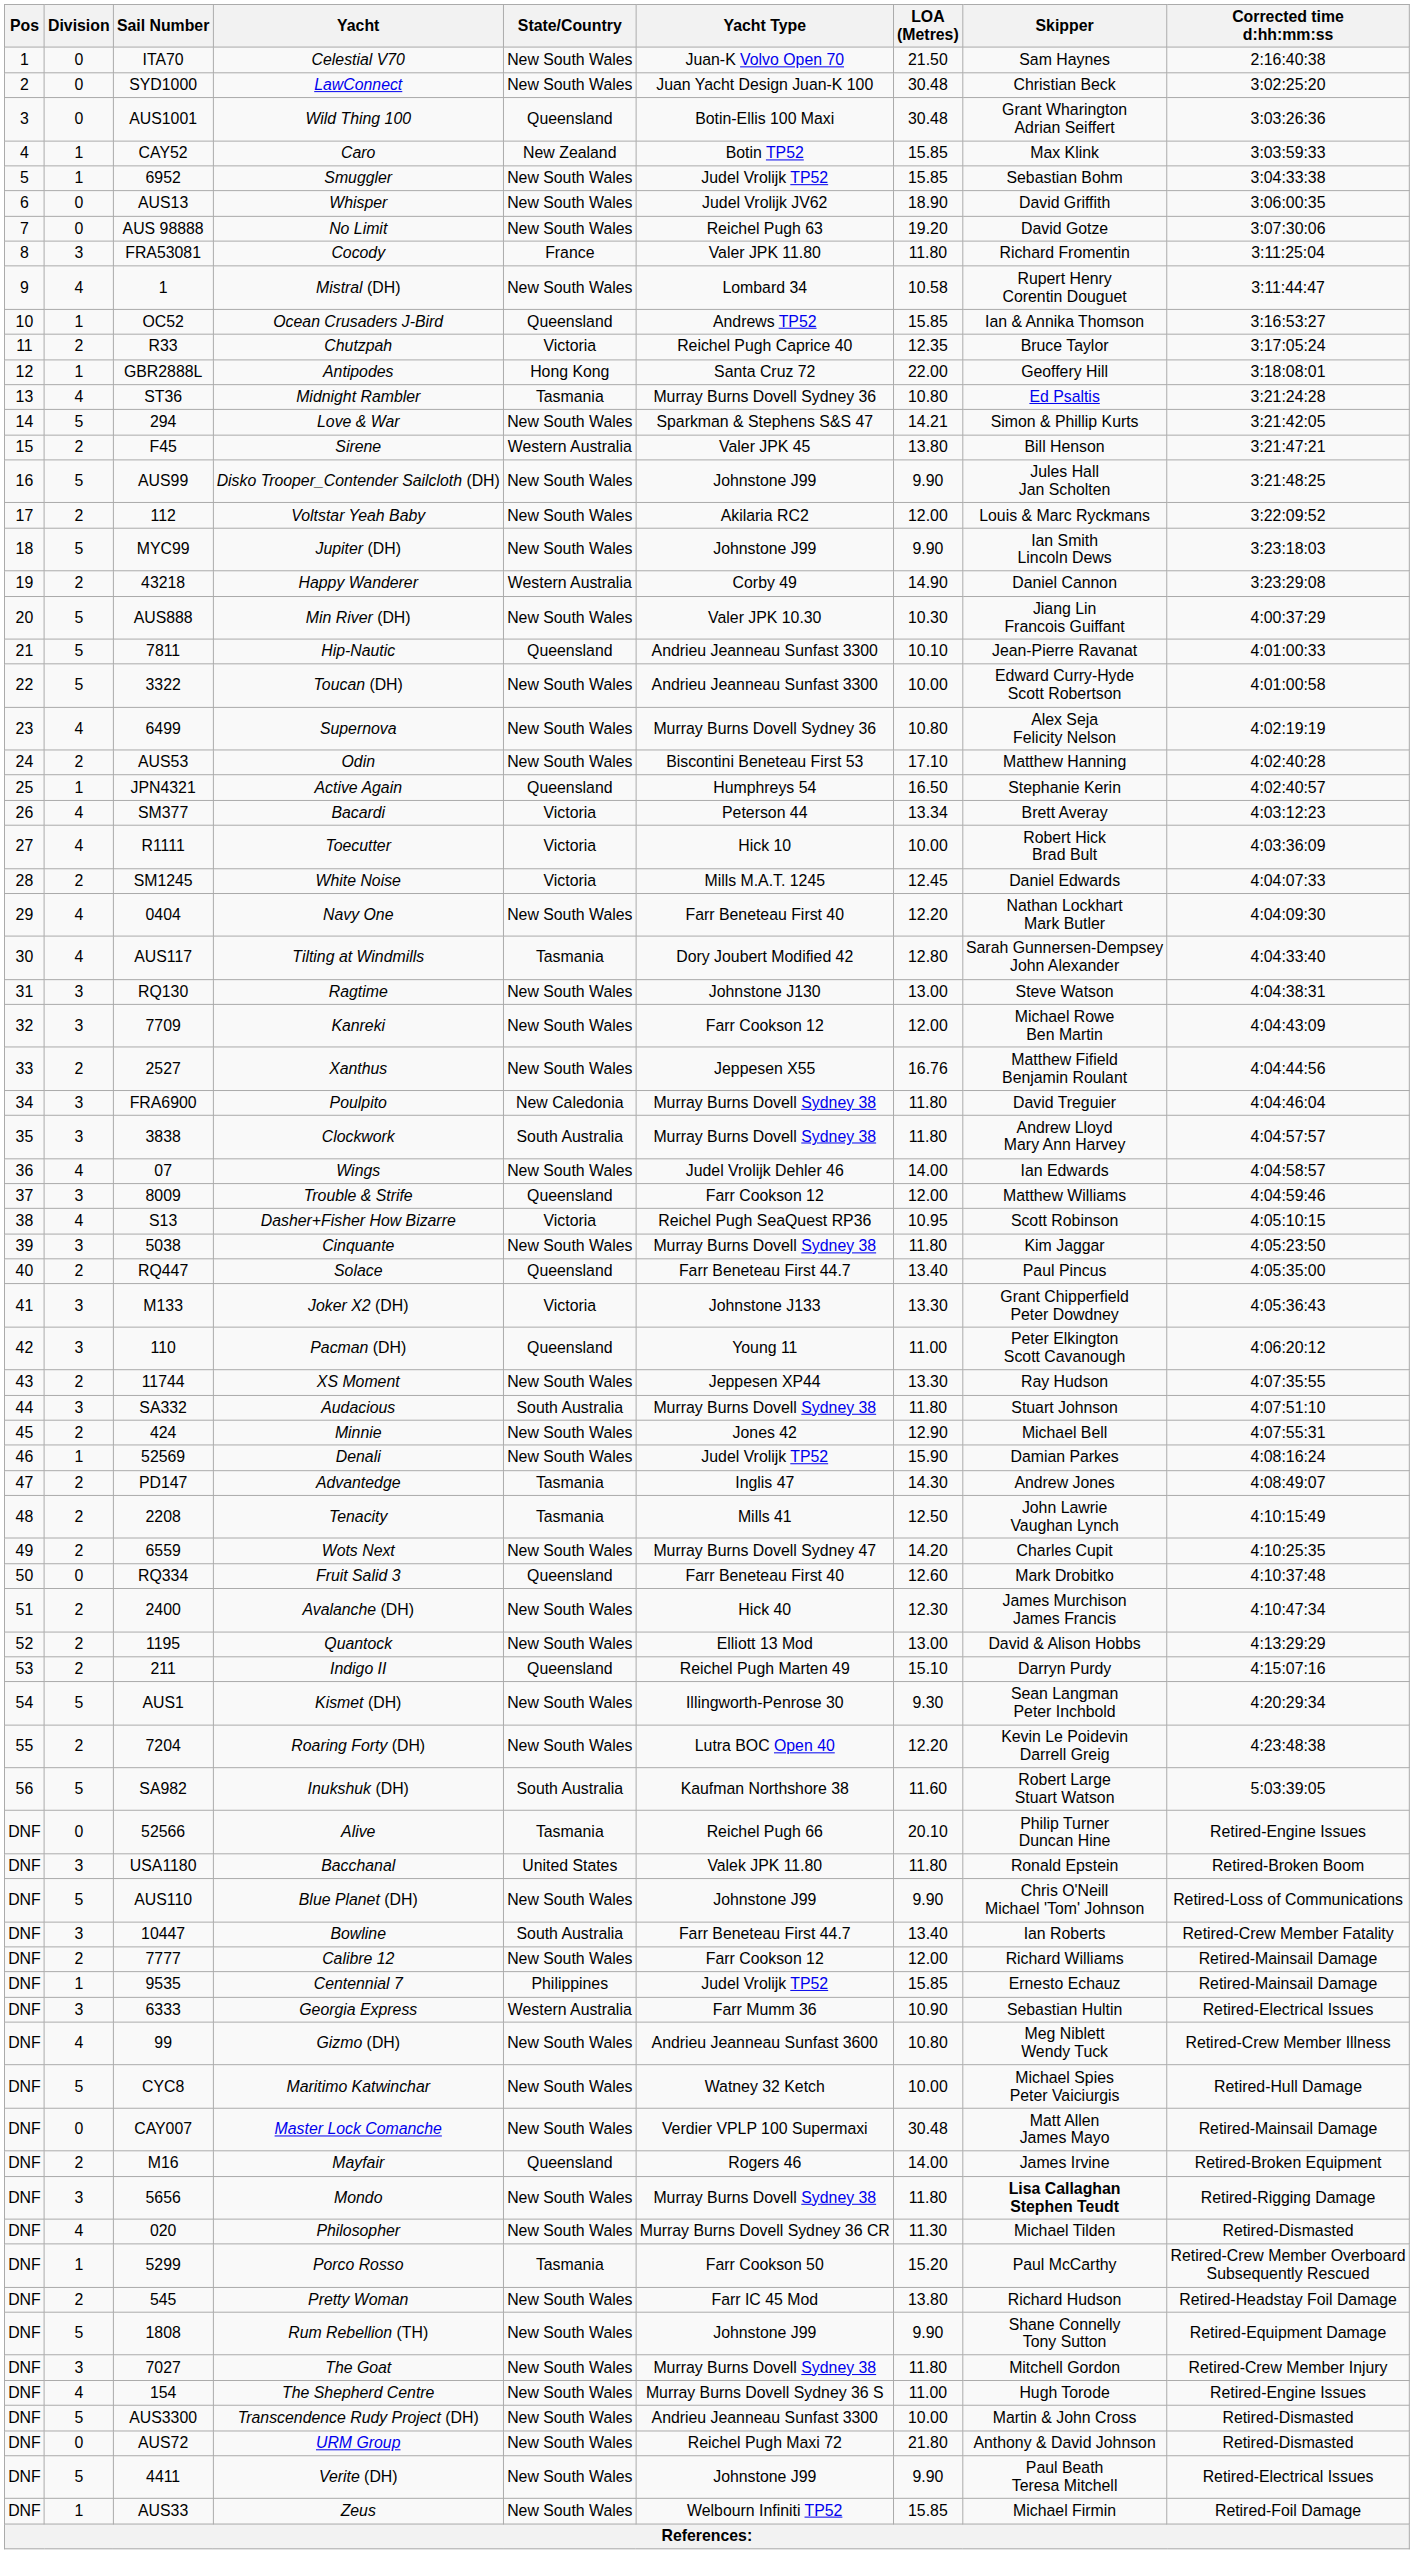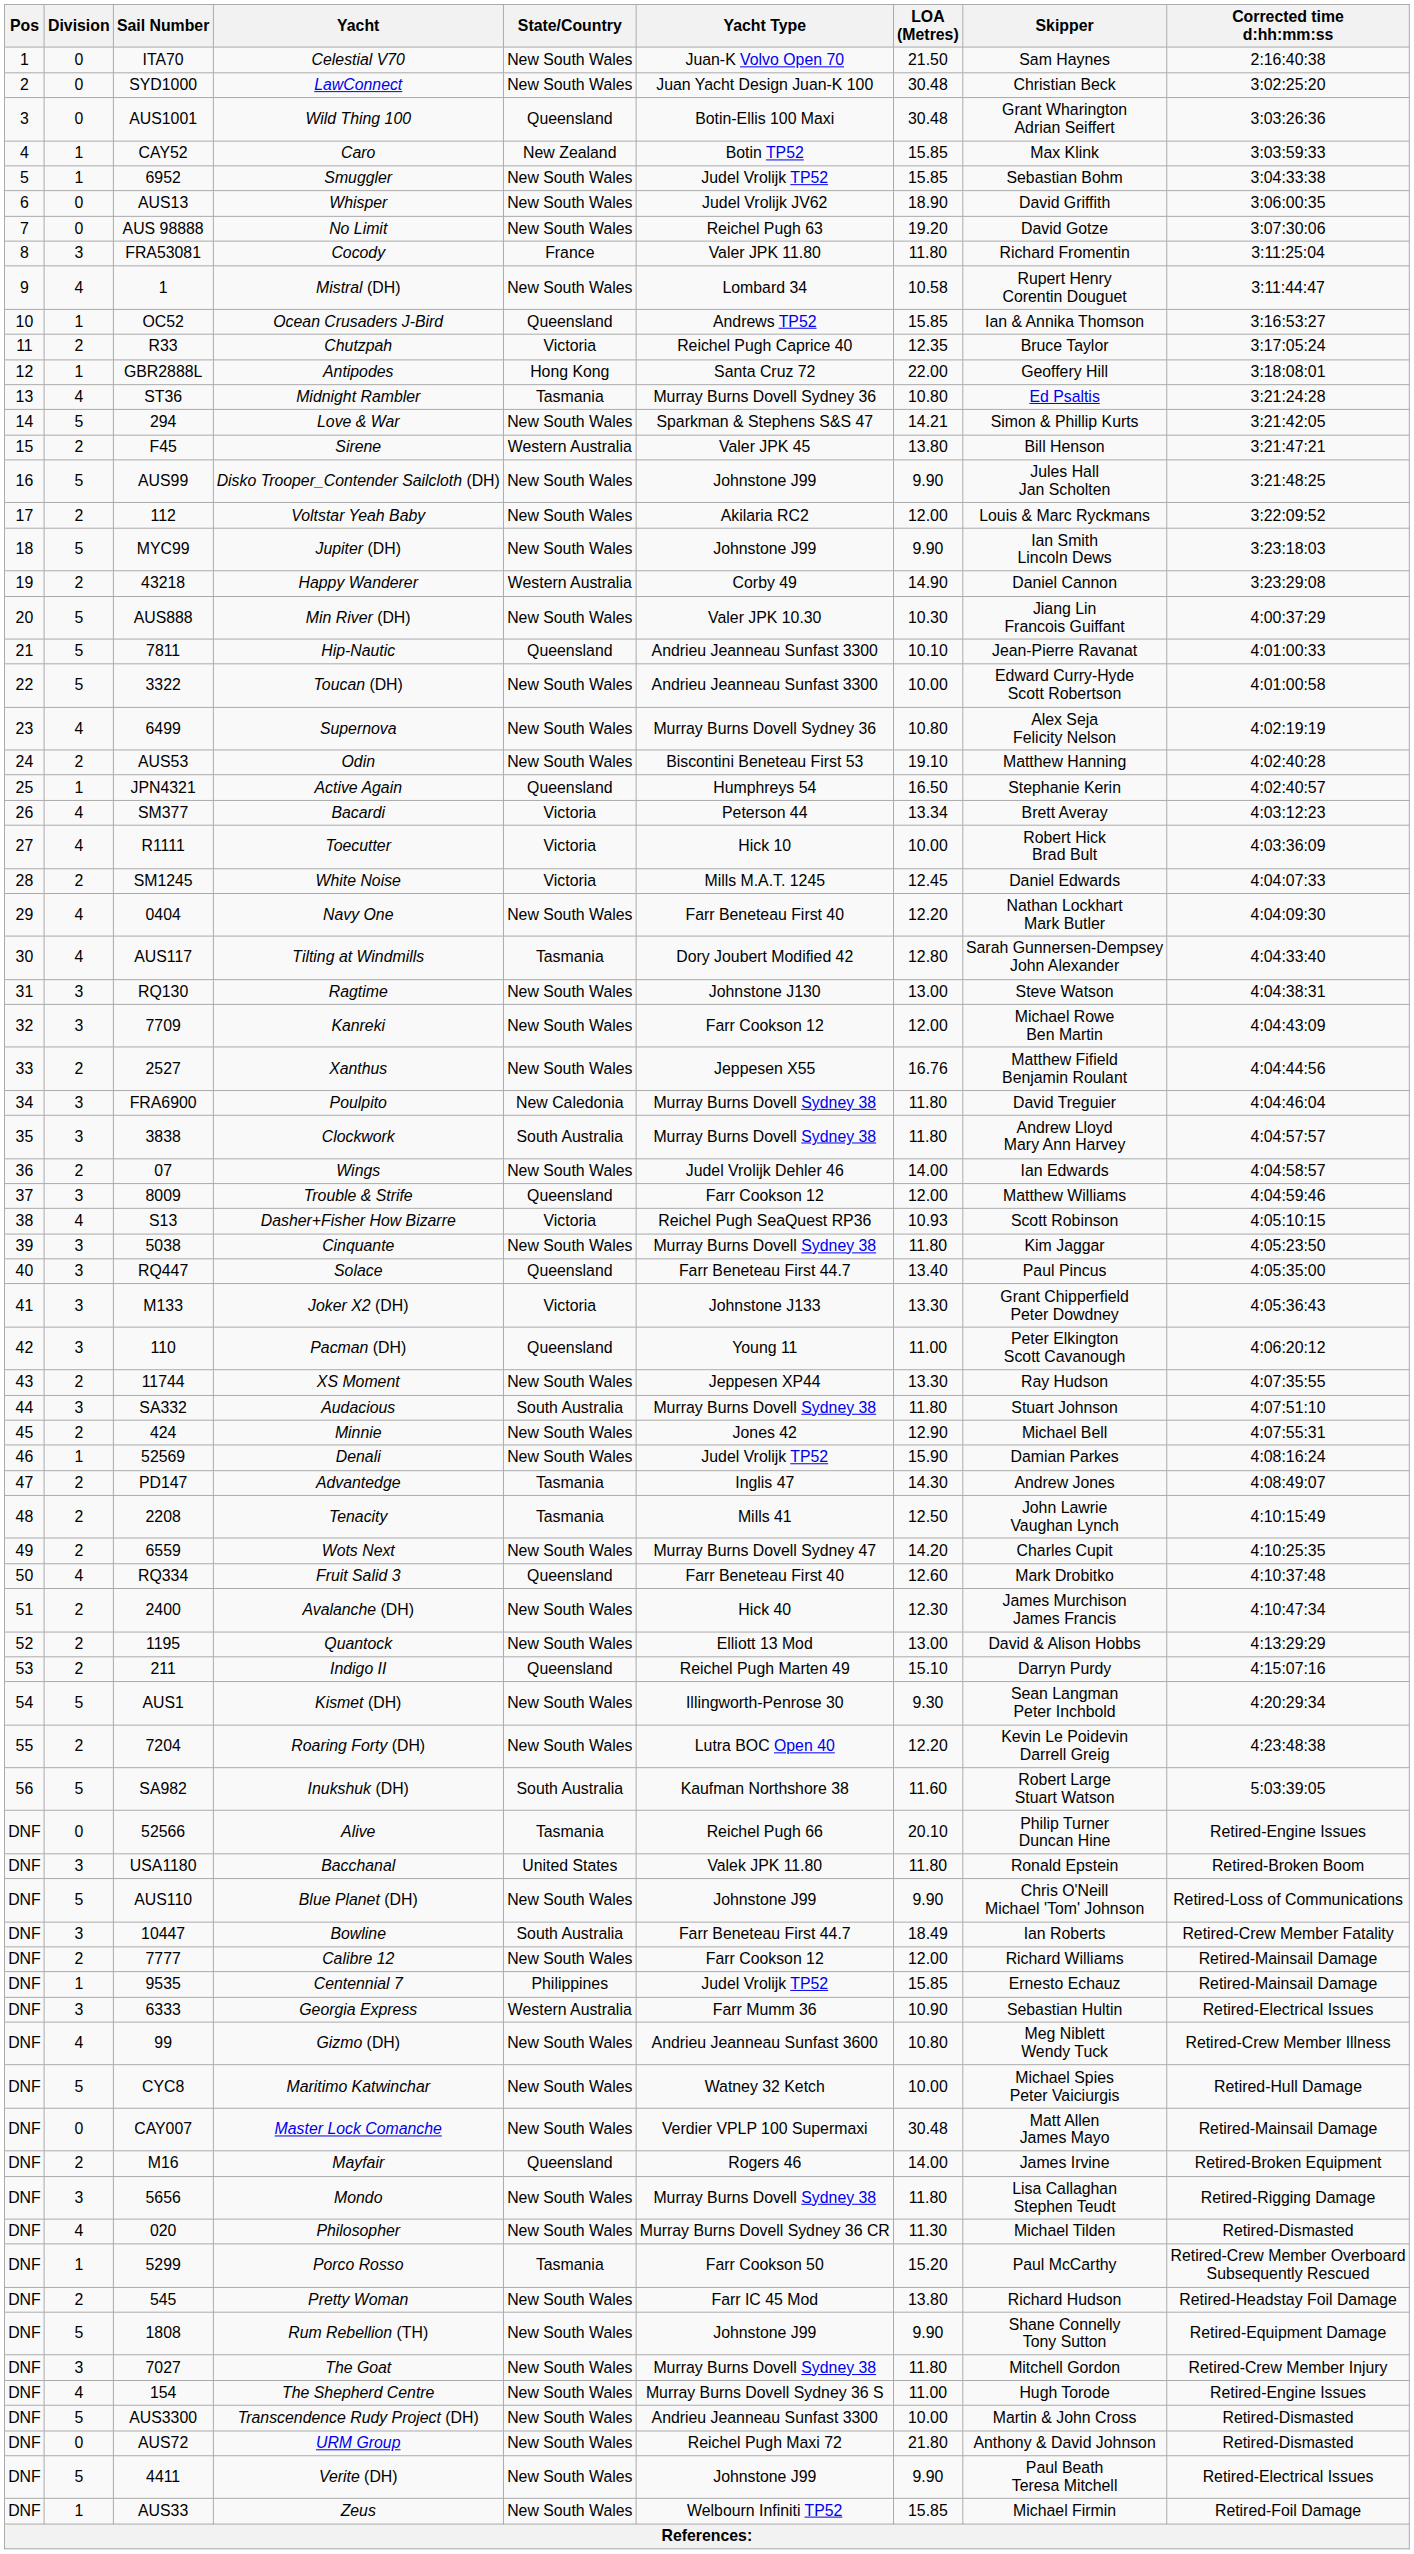(928, 762) 17.10 -> (928, 762) 19.10
(79, 1170) 4 -> (79, 1170) 2
(928, 1221) 10.95 -> (928, 1221) 10.93
(79, 1271) 2 -> (79, 1271) 3
(79, 1576) 0 -> (79, 1576) 4
(928, 1934) 13.40 -> (928, 1934) 18.49
(1065, 2197) bold -> (1065, 2197) normal
